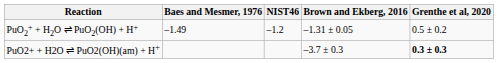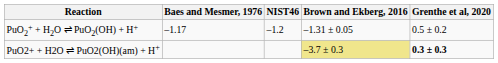(175, 30) –1.49 -> (175, 30) –1.17
(323, 49) no background -> (323, 49) khaki background
